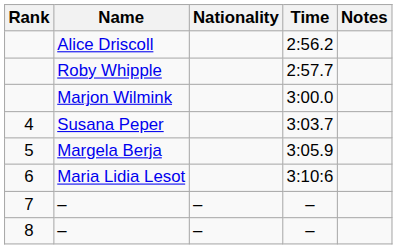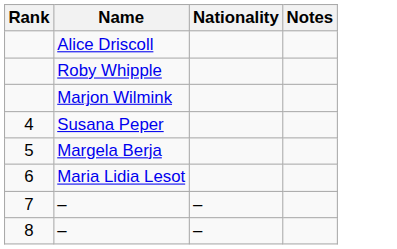- column: (310, 17)
